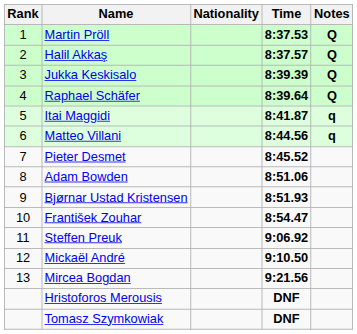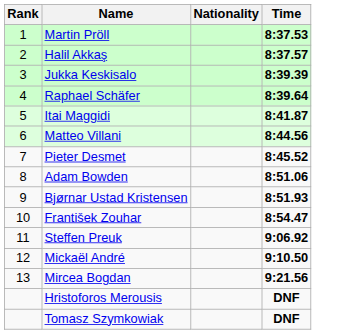- column: (332, 14)
